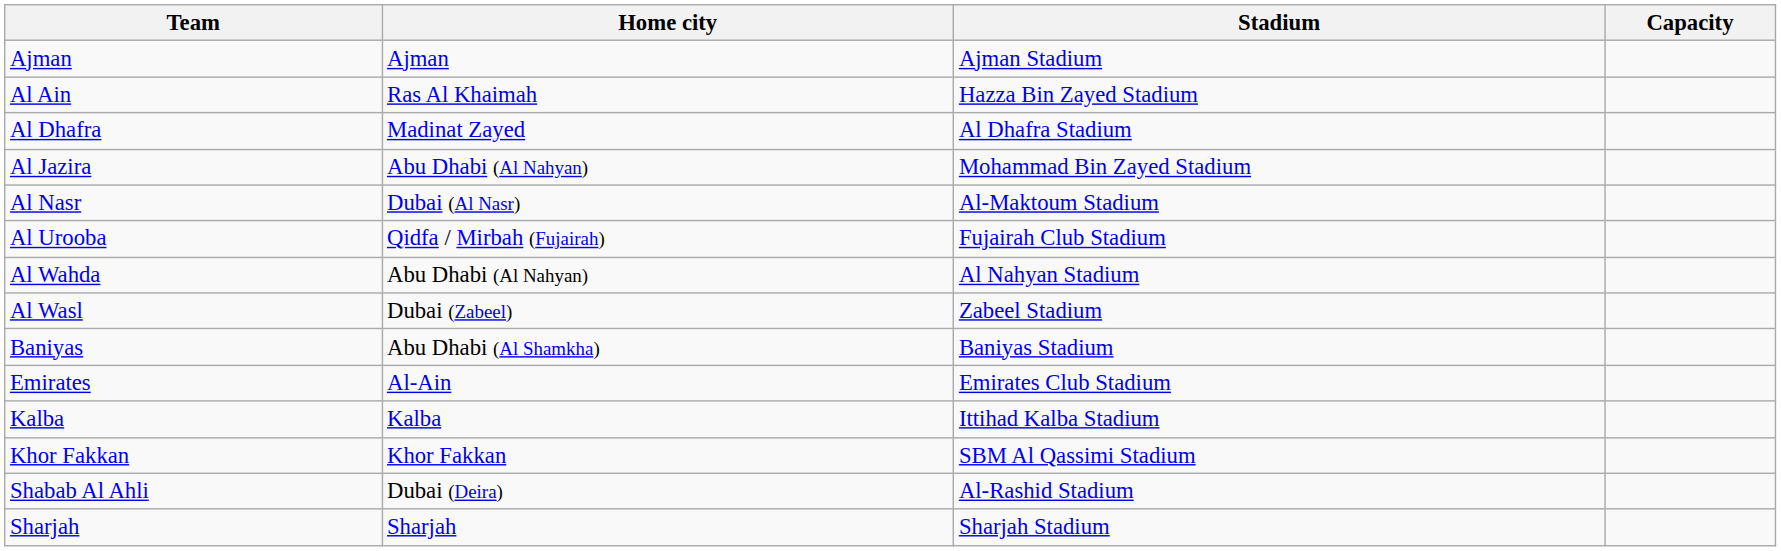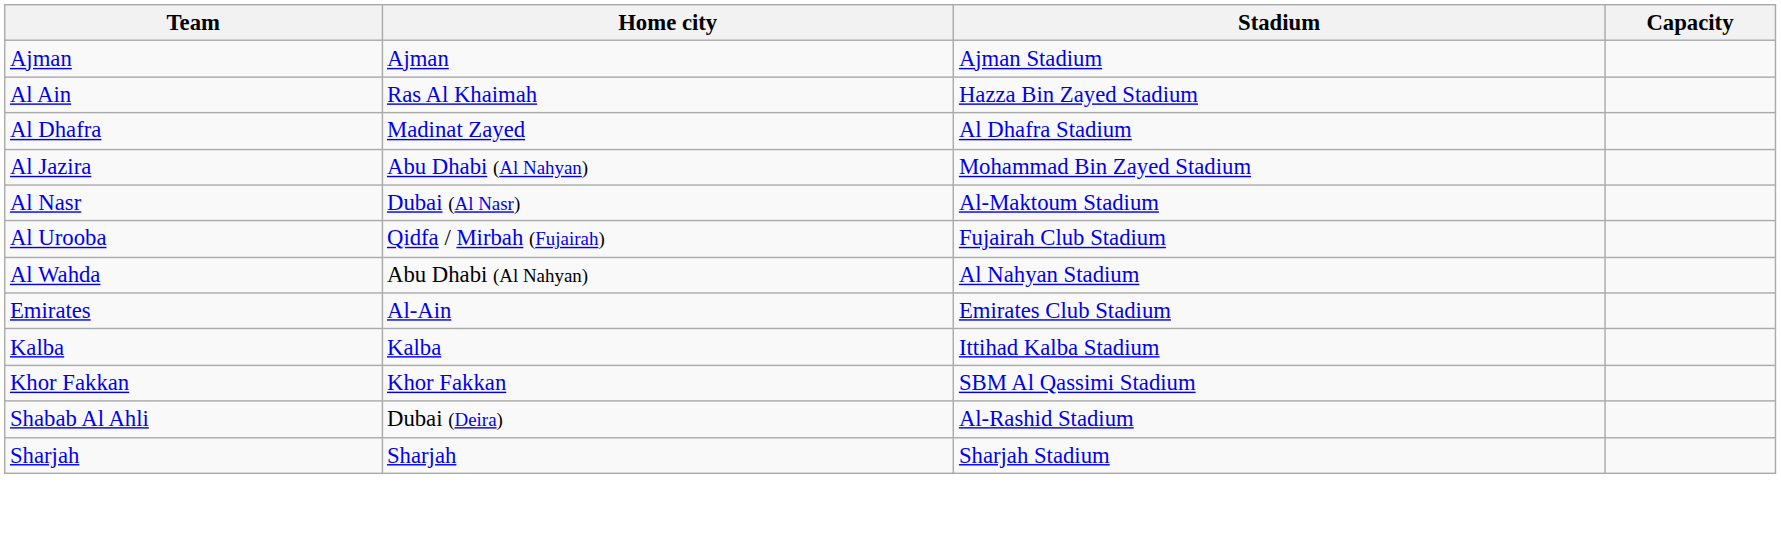- row: (46, 310)
- row: (47, 346)
